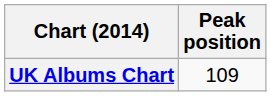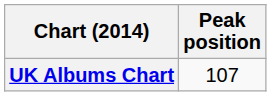(222, 74) 109 -> (222, 74) 107
